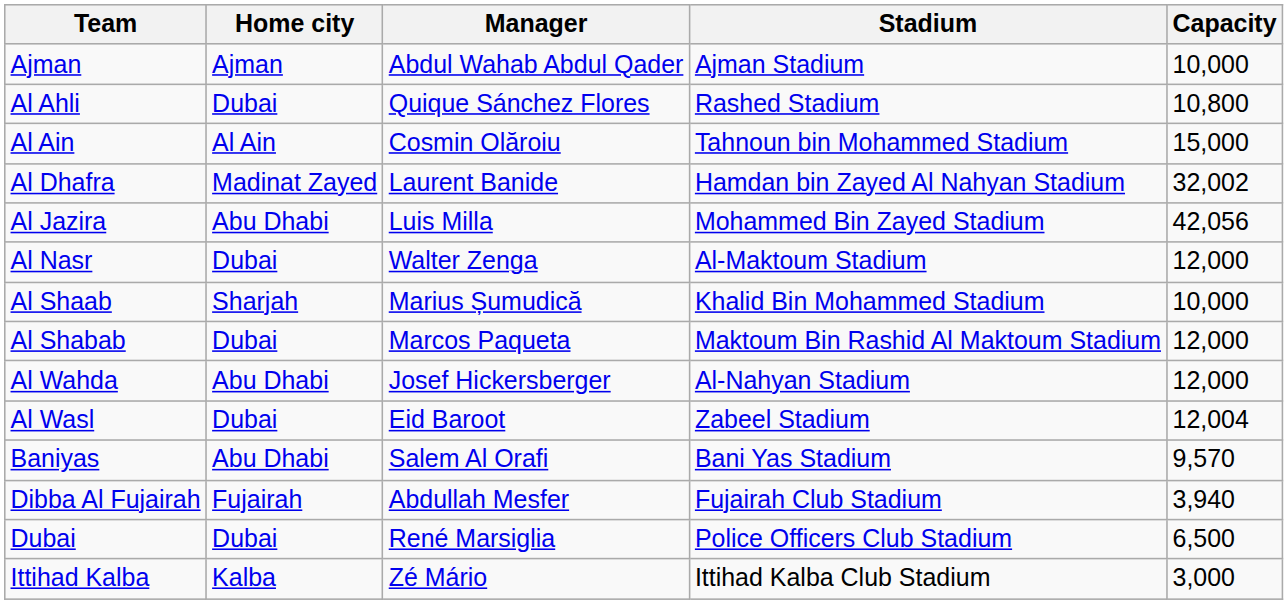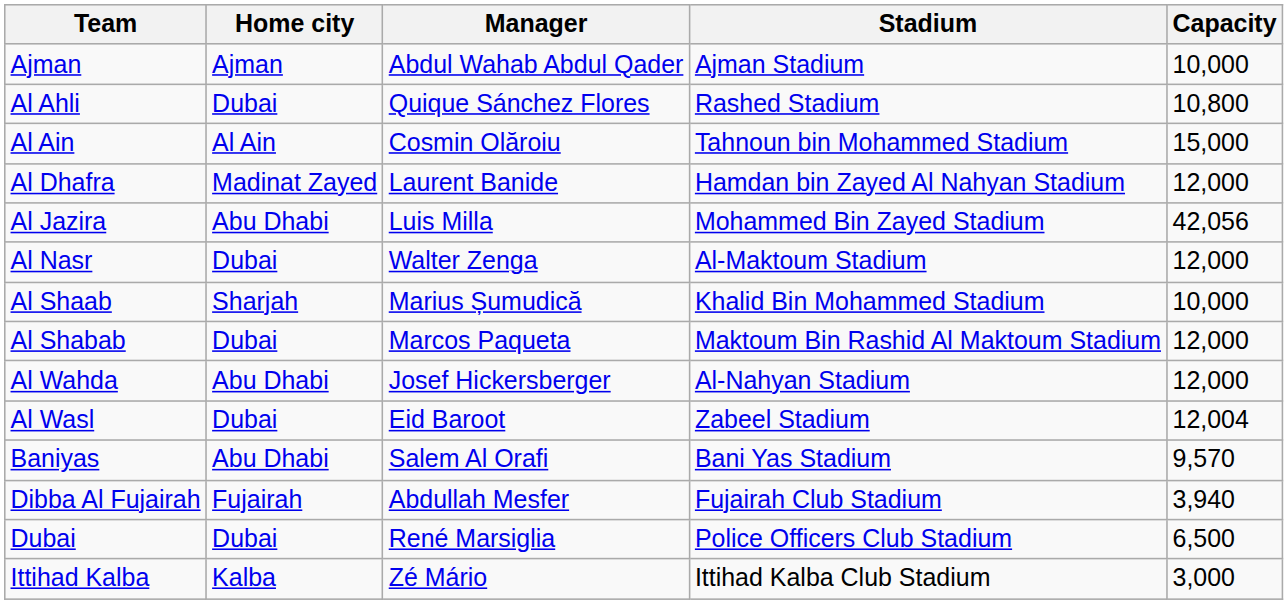(1211, 182) 32,002 -> (1211, 182) 12,000
